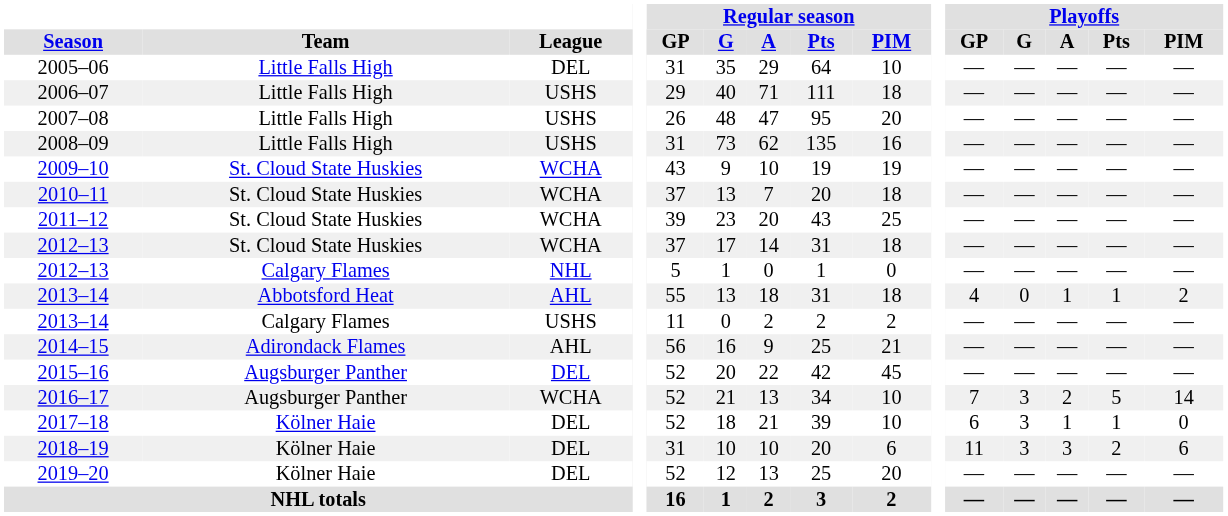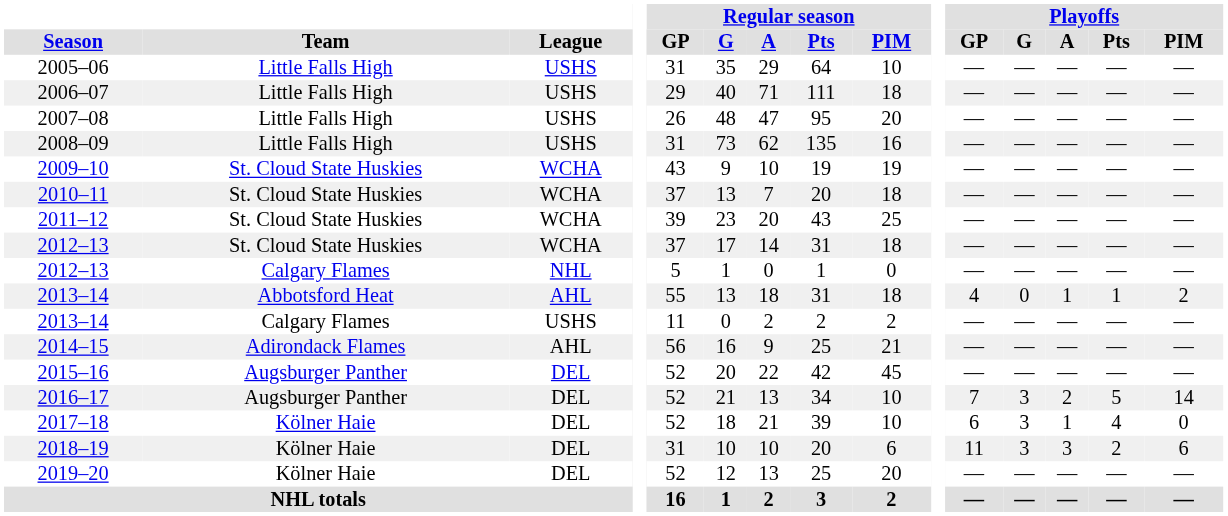(571, 67) DEL -> (571, 67) USHS
(571, 397) WCHA -> (571, 397) DEL
(1116, 422) 1 -> (1116, 422) 4
